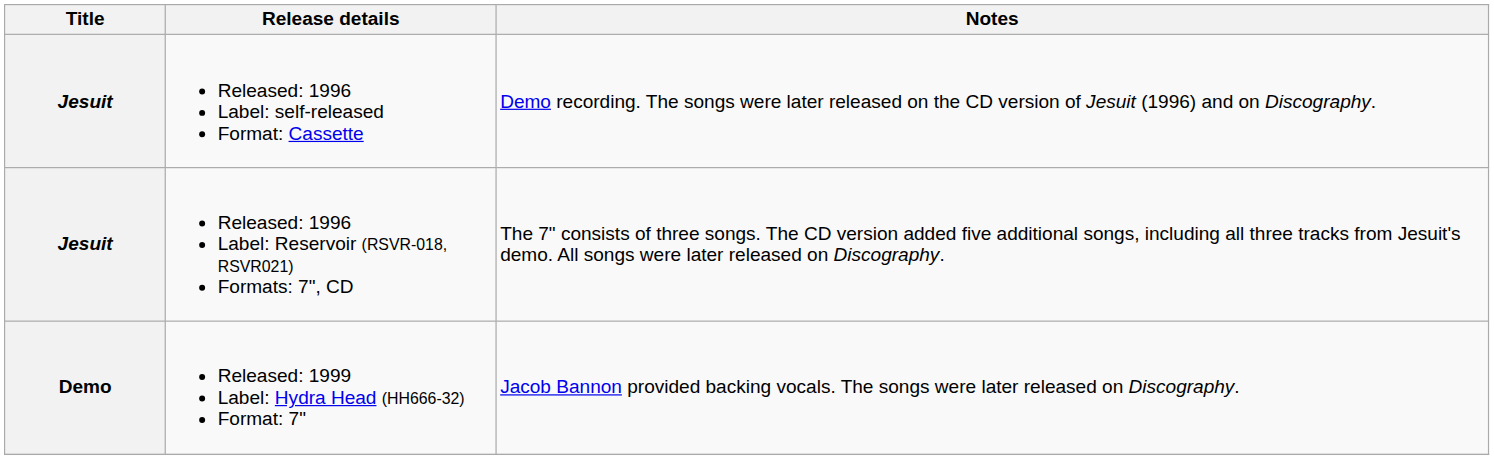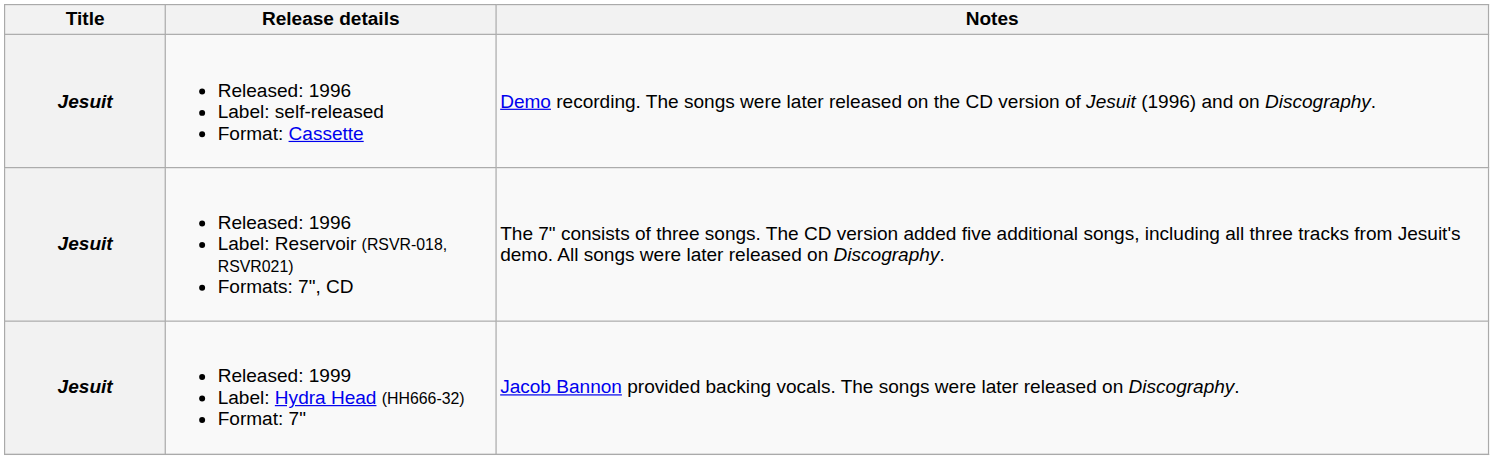(85, 387) Demo -> (85, 387) Jesuit
